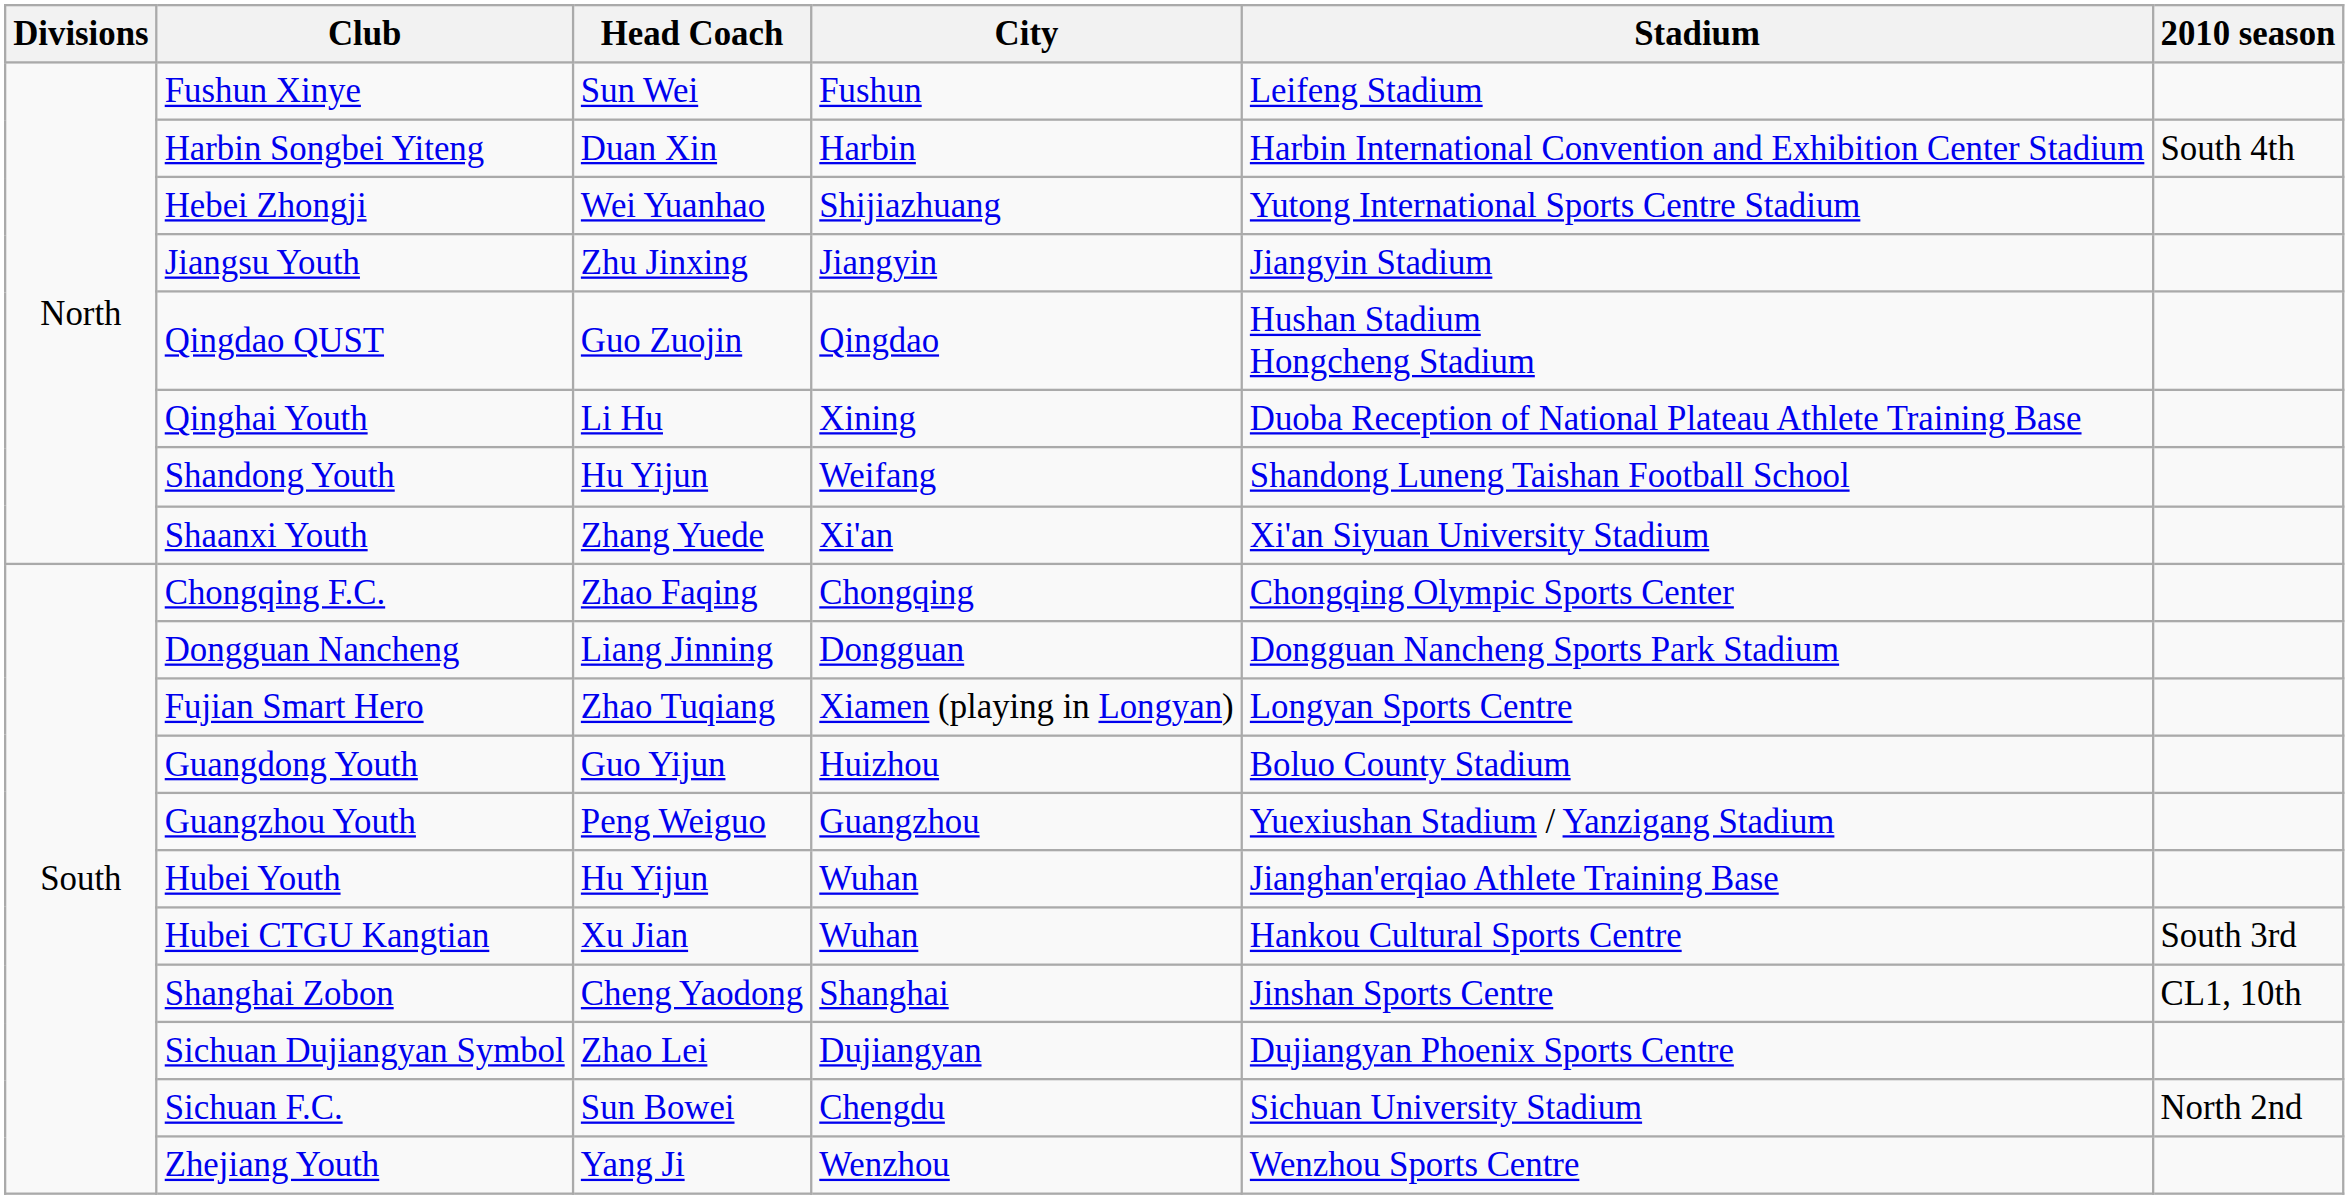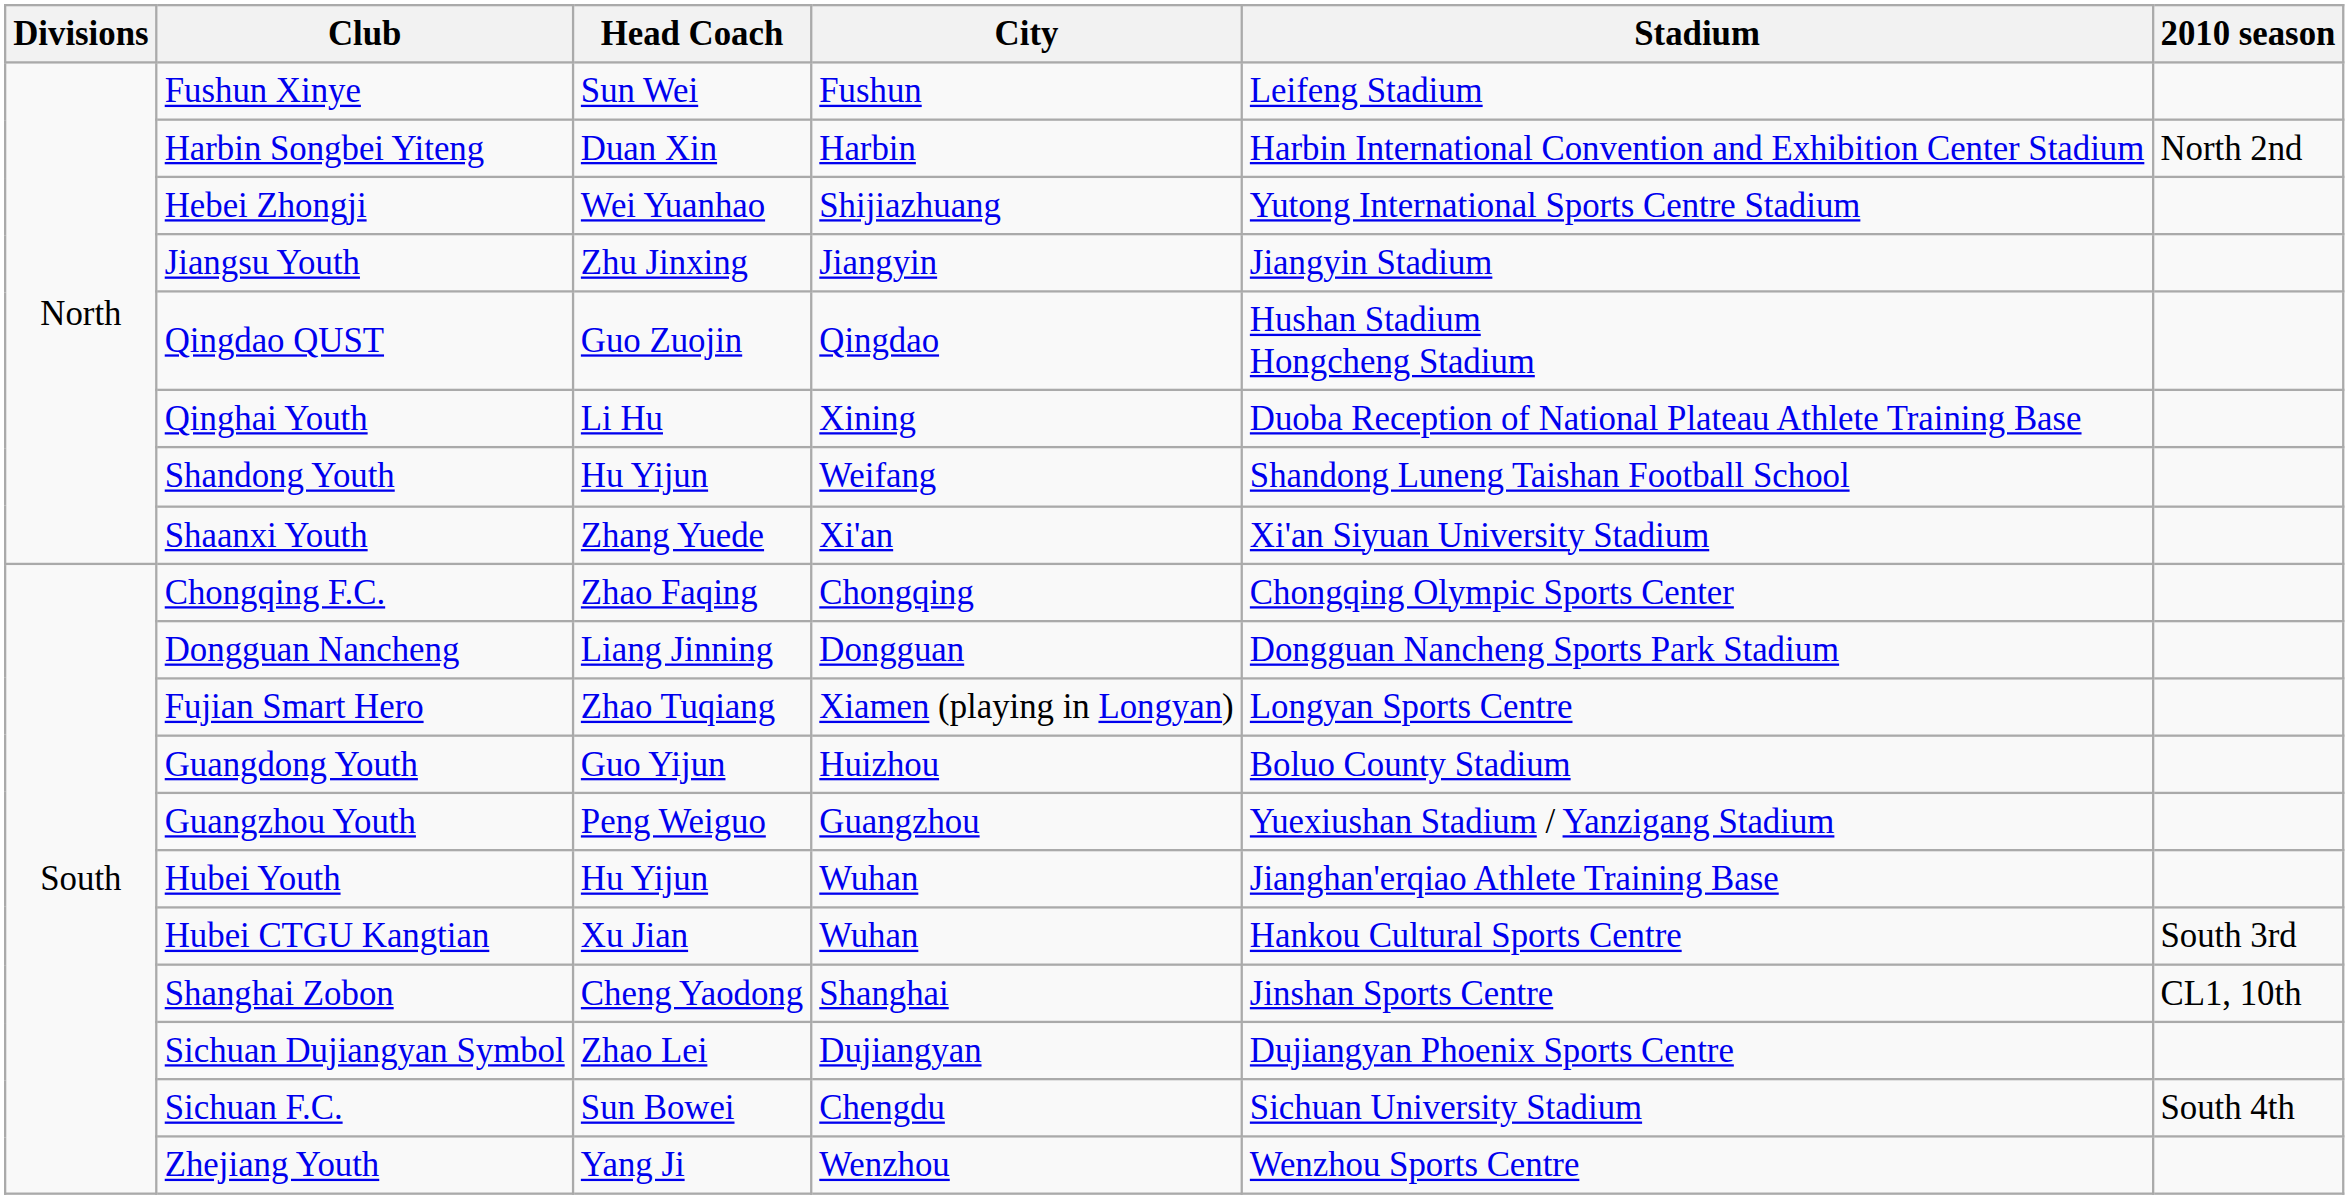(2228, 148) South 4th -> (2232, 148) North 2nd
(2232, 1107) North 2nd -> (2228, 1107) South 4th
